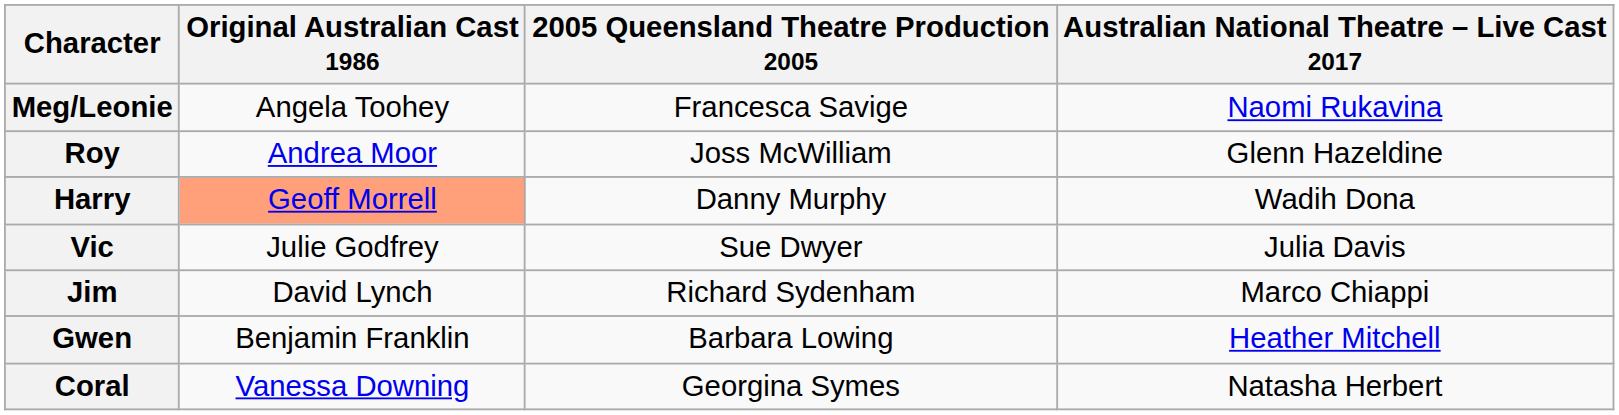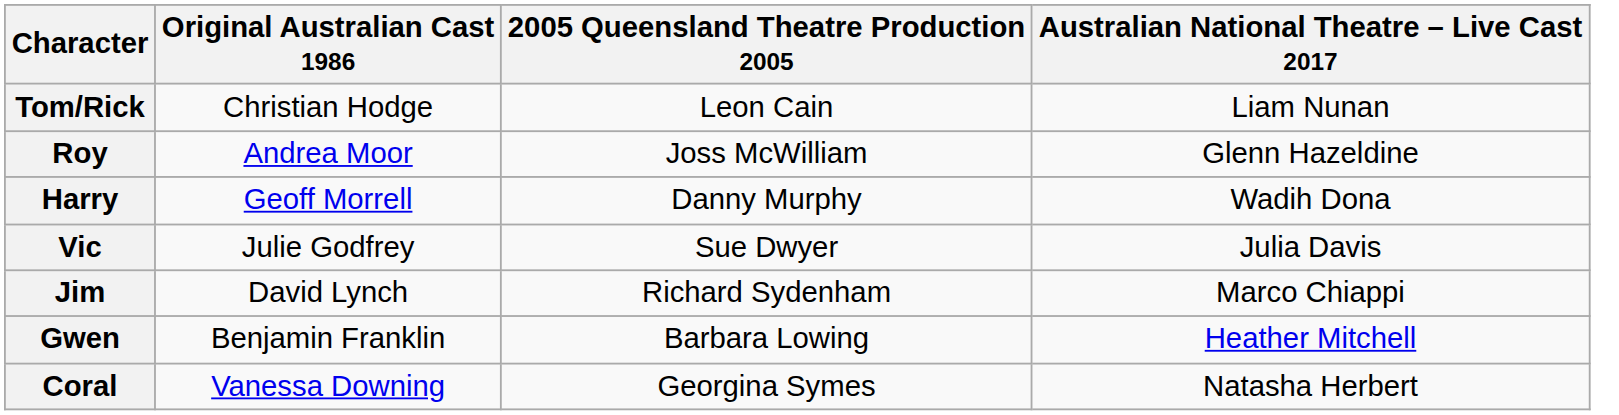+ row: (80, 107)
- row: (92, 107)
(352, 199) lightsalmon background -> (328, 199) no background
